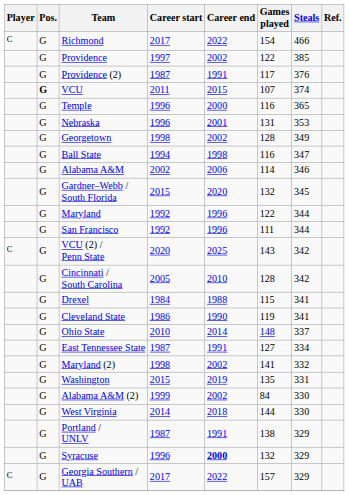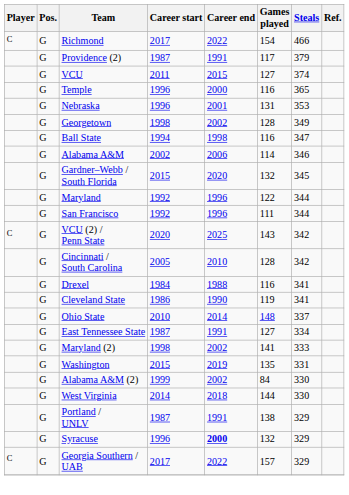- row: (84, 58)
(302, 74) 376 -> (302, 58) 379
(43, 90) bold -> (43, 74) normal
(267, 90) 107 -> (267, 74) 127
(267, 300) 115 -> (267, 284) 116
(302, 364) 332 -> (302, 348) 333
